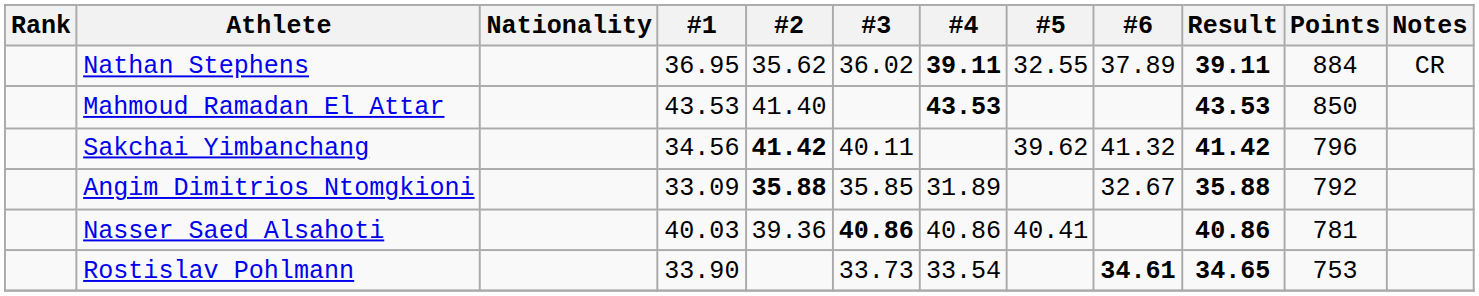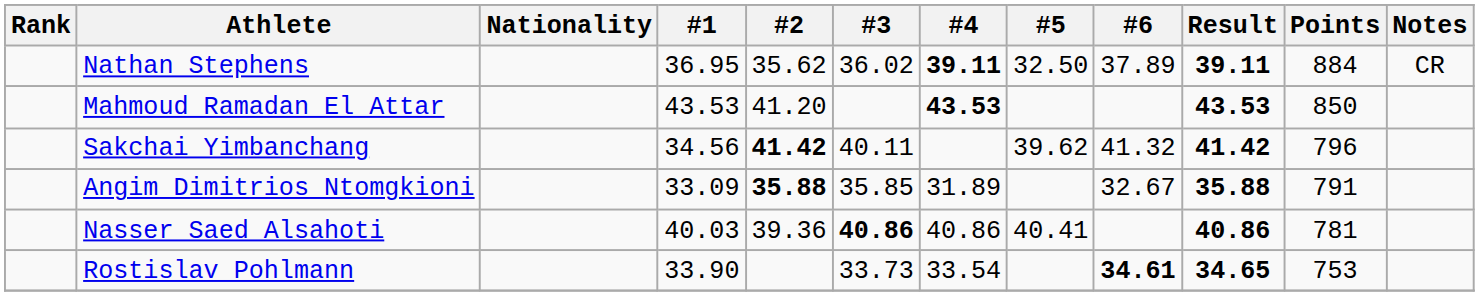(1051, 66) 32.55 -> (1051, 66) 32.50
(789, 107) 41.40 -> (789, 107) 41.20
(1335, 189) 792 -> (1335, 189) 791
